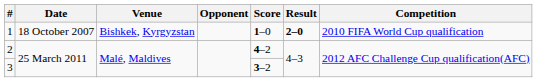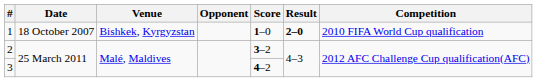(262, 49) 4–2 -> (262, 49) 3–2
(262, 67) 3–2 -> (262, 67) 4–2
